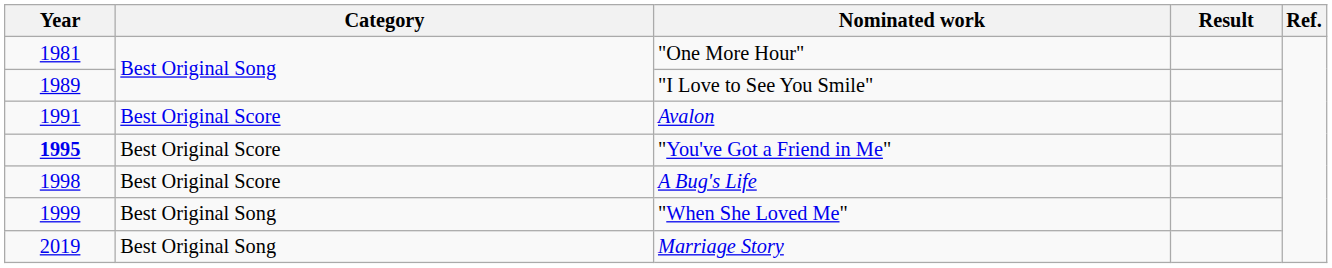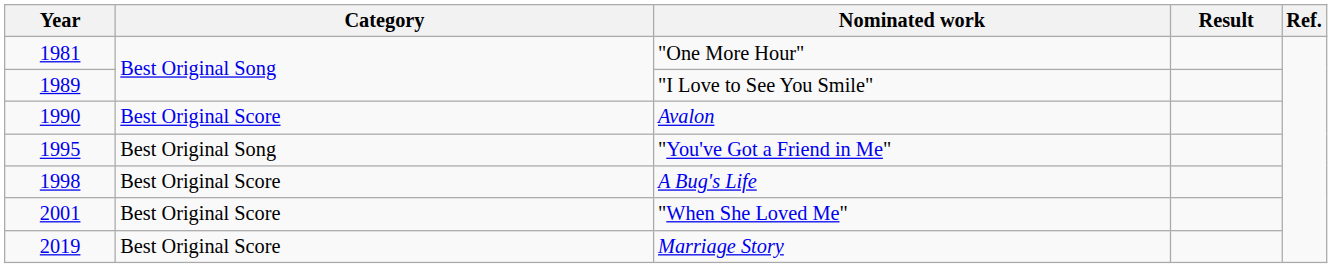(60, 117) 1991 -> (60, 117) 1990
(60, 149) bold -> (60, 149) normal
(200, 149) Best Original Score -> (198, 149) Best Original Song
(60, 213) 1999 -> (60, 213) 2001
(198, 213) Best Original Song -> (200, 213) Best Original Score
(198, 246) Best Original Song -> (200, 246) Best Original Score
